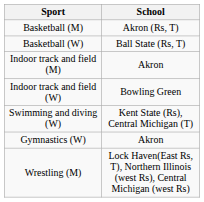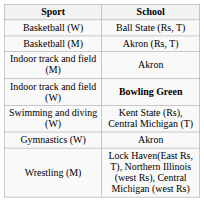rows swapped: (53, 28) <-> (53, 43)
(151, 92) normal -> (151, 92) bold
